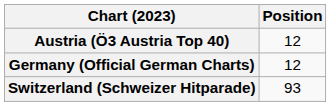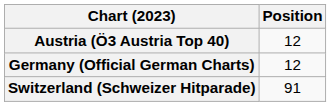(292, 88) 93 -> (292, 88) 91
